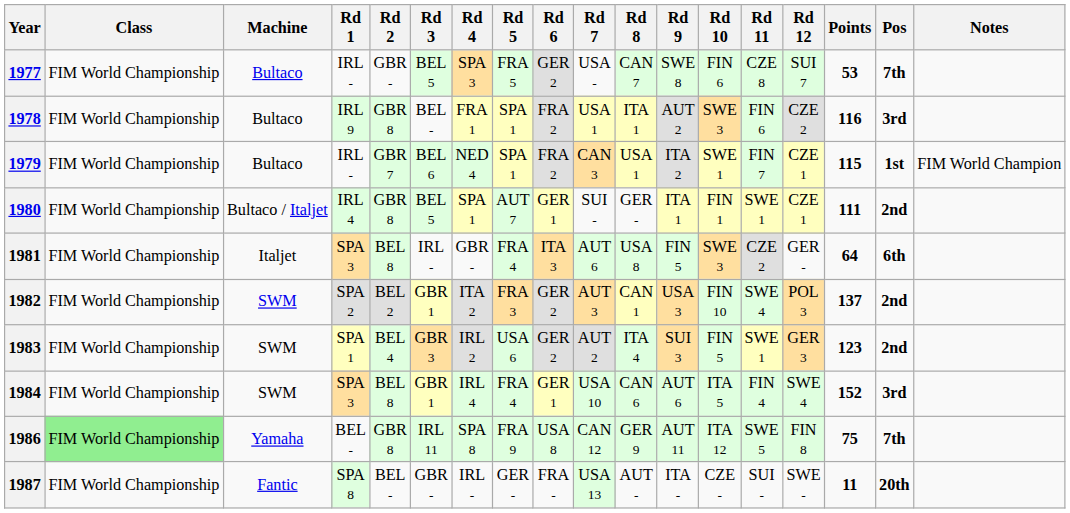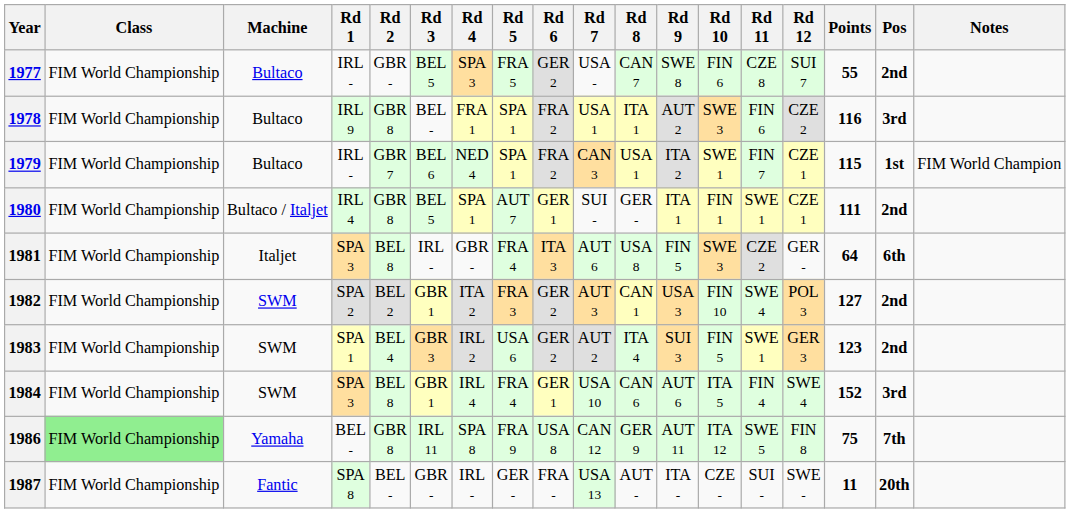(850, 72) 53 -> (850, 72) 55
(894, 72) 7th -> (894, 72) 2nd
(850, 301) 137 -> (850, 301) 127
